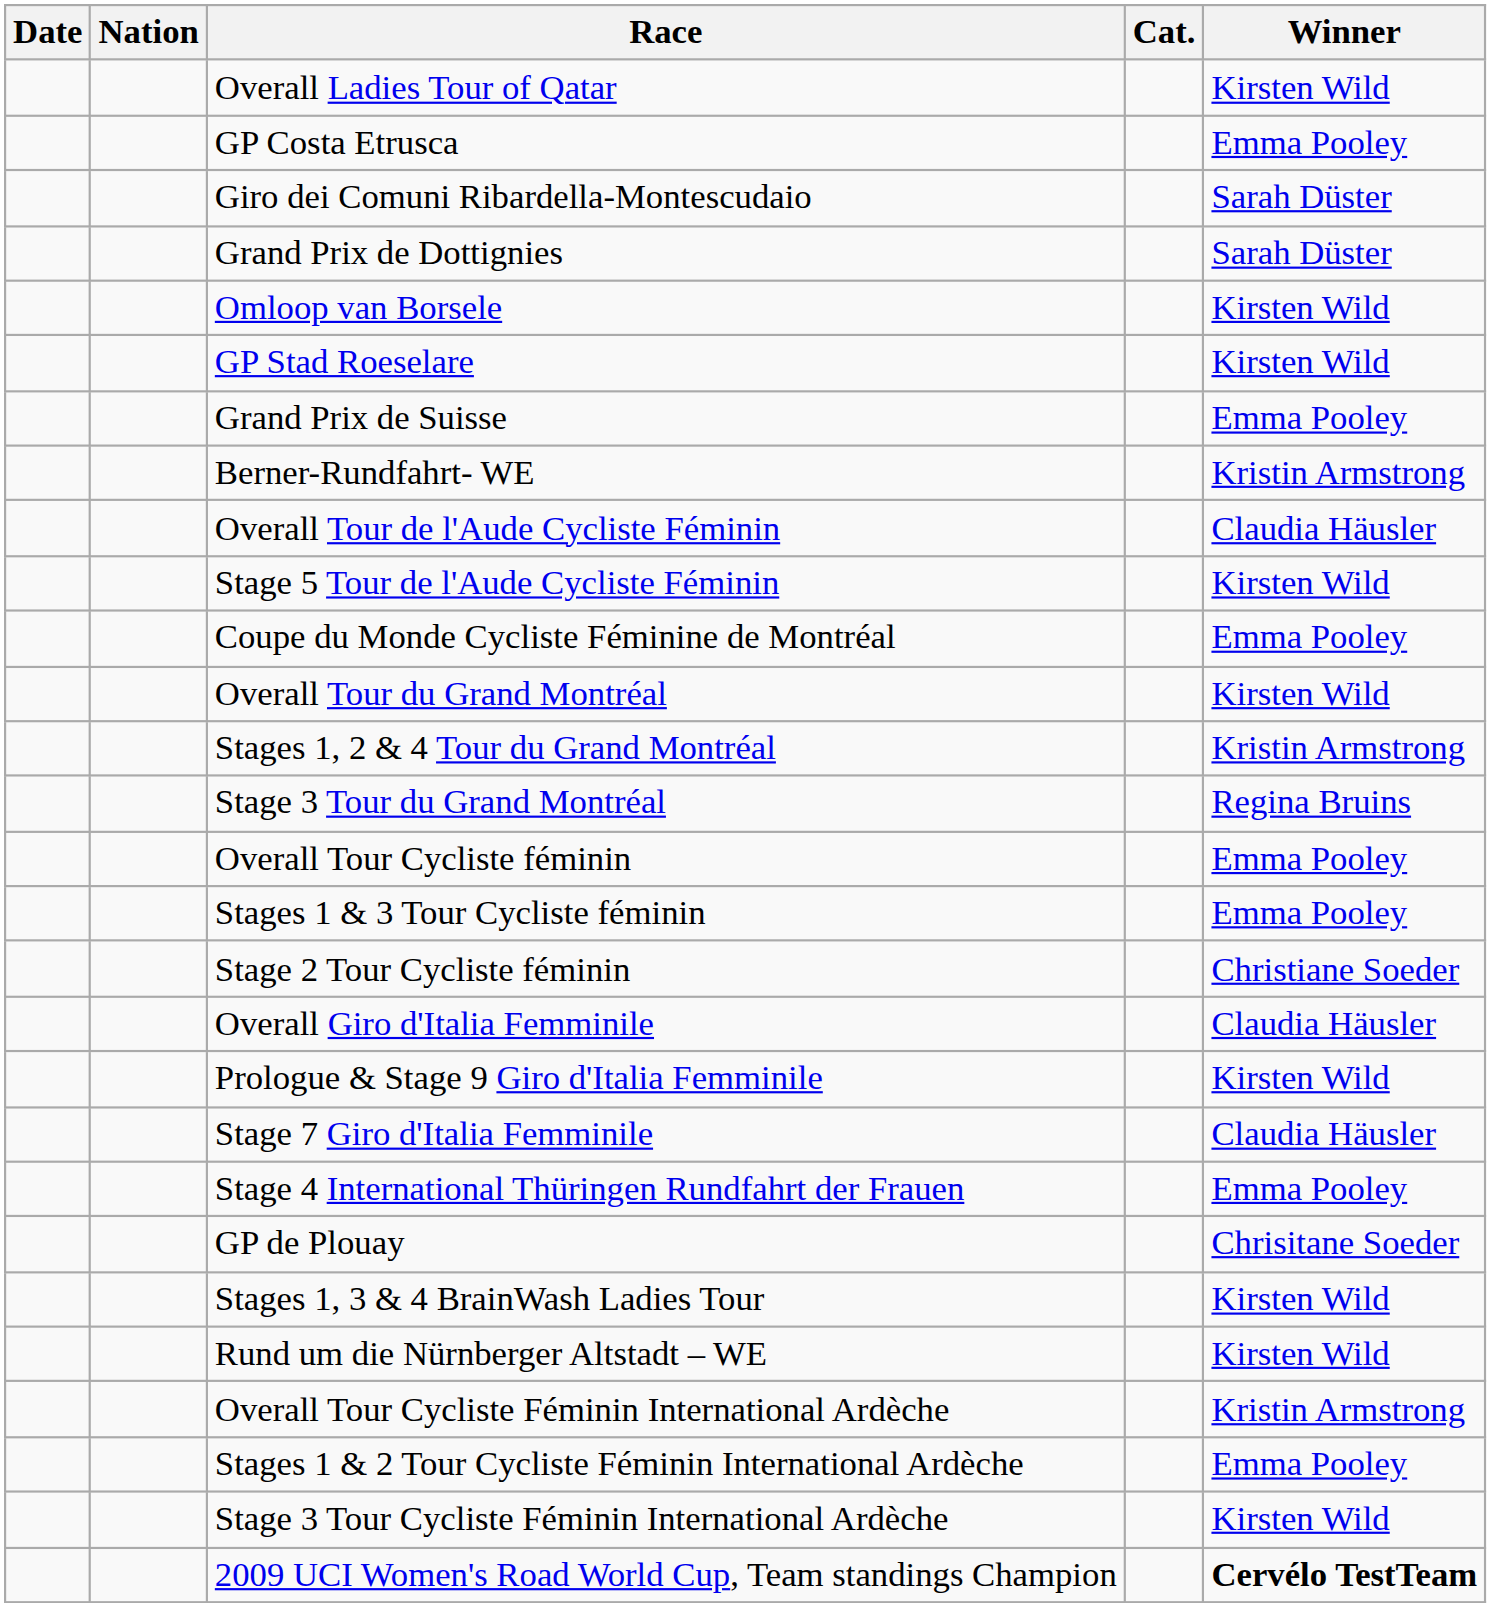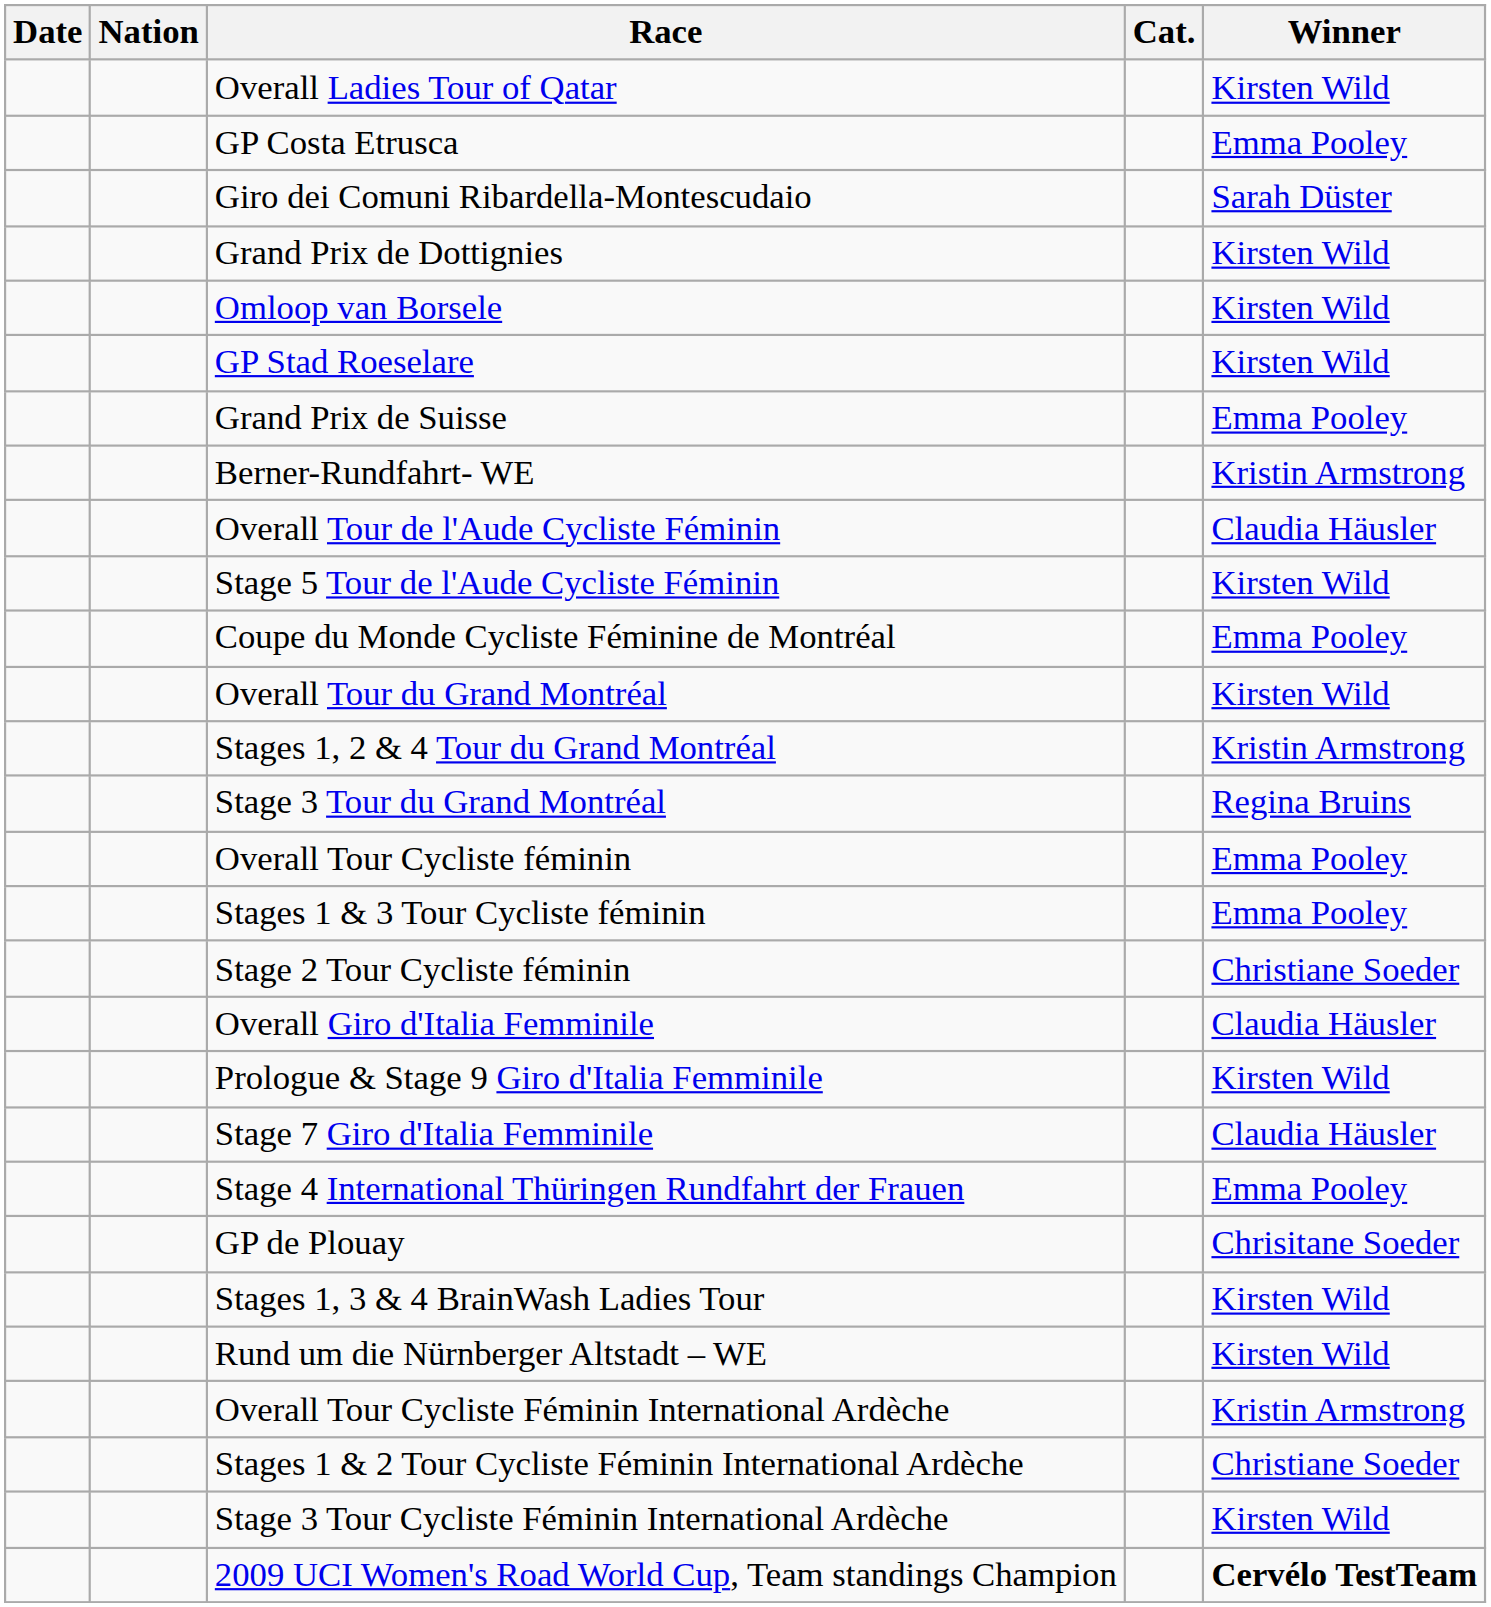(1302, 252) Sarah Düster -> (1301, 252) Kirsten Wild
(1309, 1463) Emma Pooley -> (1335, 1463) Christiane Soeder
